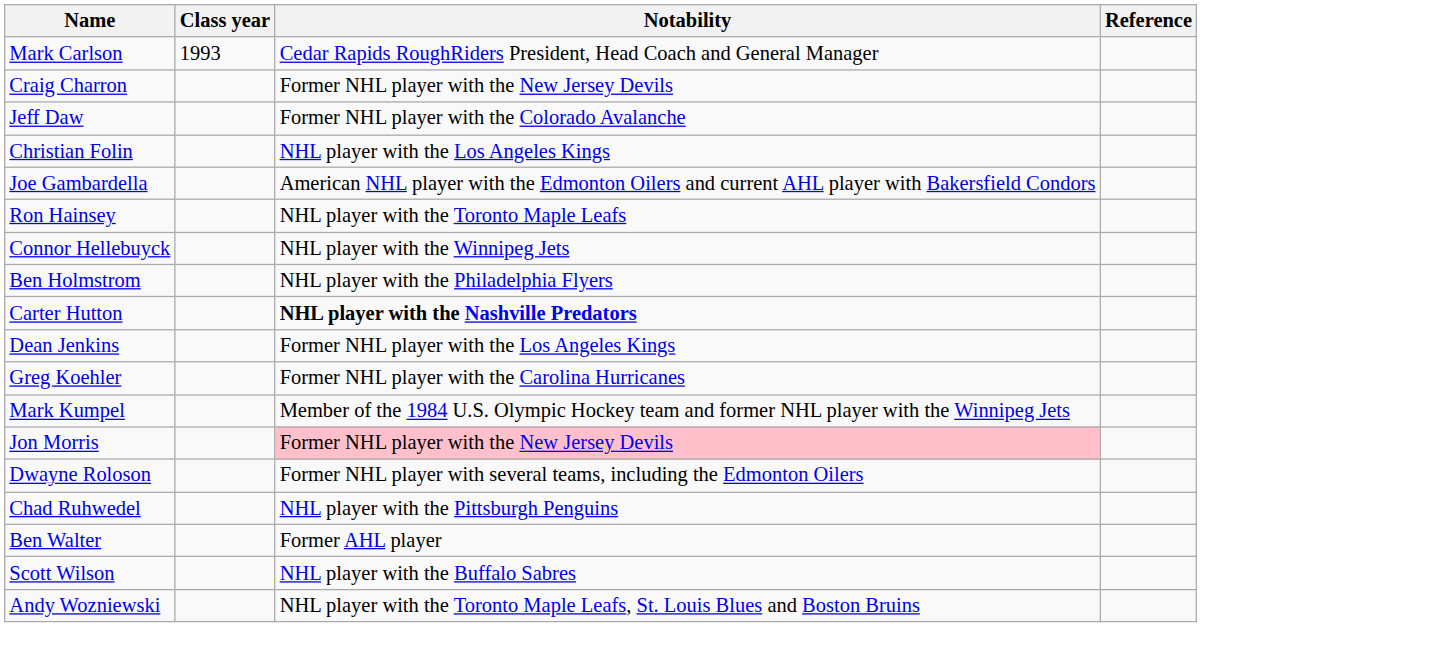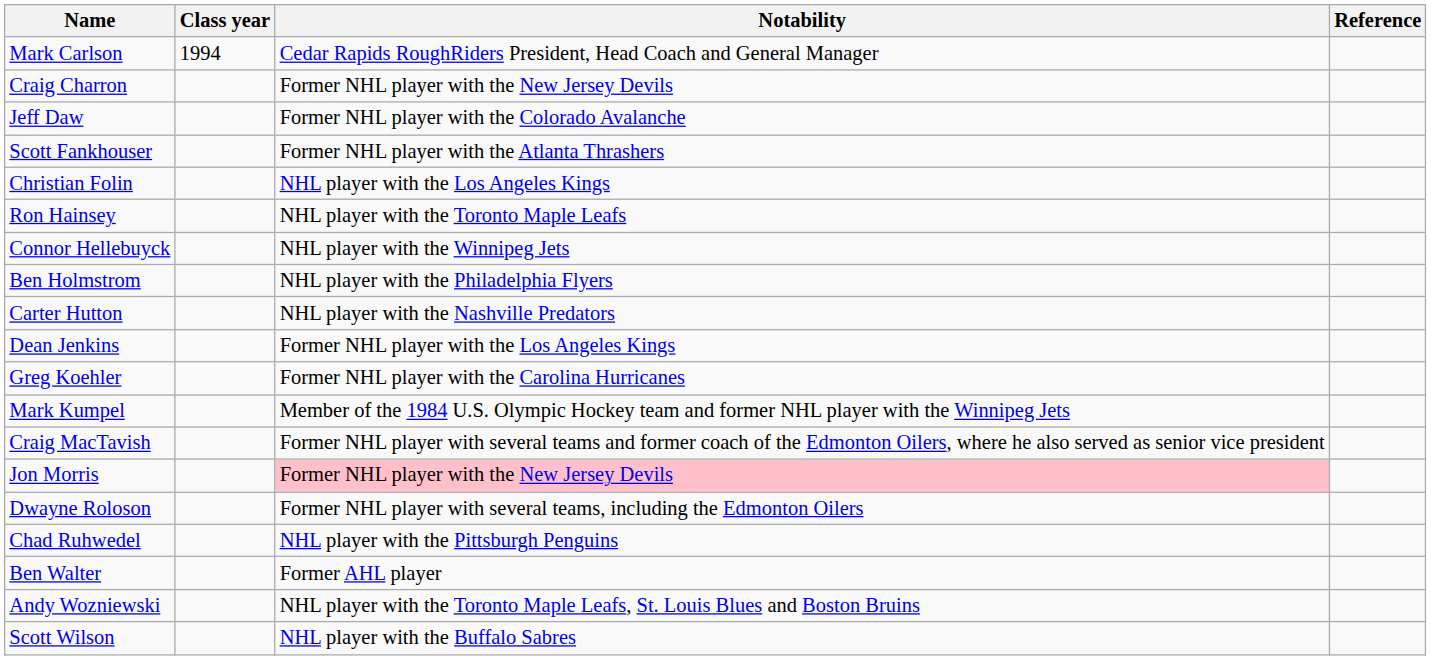(200, 53) 1993 -> (200, 53) 1994
+ row: (81, 150)
- row: (78, 183)
(458, 313) bold -> (447, 313) normal
+ row: (80, 442)
rows swapped: (62, 572) <-> (85, 605)
